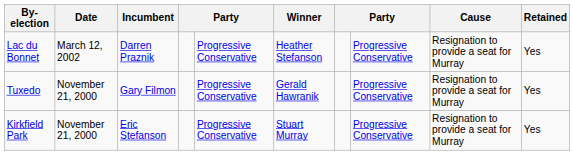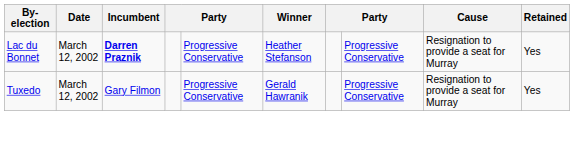(137, 51) normal -> (123, 51) bold
(81, 91) November 21, 2000 -> (78, 91) March 12, 2002
- row: (25, 130)
